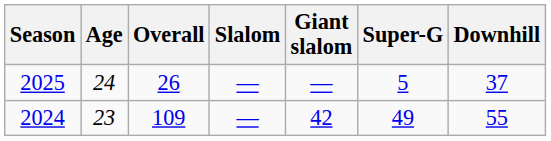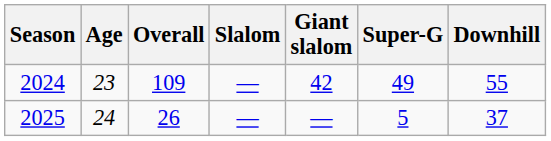rows swapped: (43, 117) <-> (43, 82)
